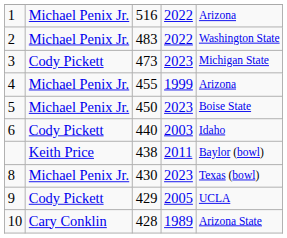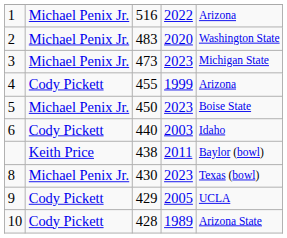(178, 38) 2022 -> (178, 38) 2020
(66, 61) Cody Pickett -> (79, 61) Michael Penix Jr.
(79, 84) Michael Penix Jr. -> (66, 84) Cody Pickett
(68, 221) Cary Conklin -> (66, 221) Cody Pickett
